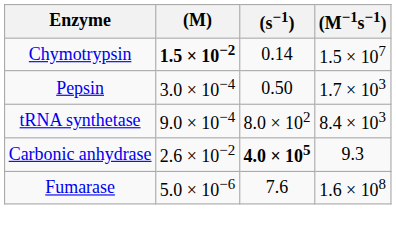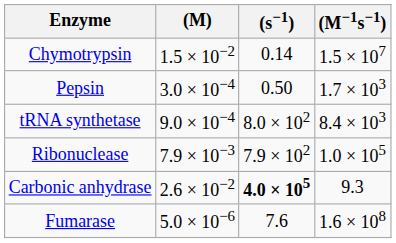(198, 54) bold -> (197, 54) normal
+ row: (80, 154)
